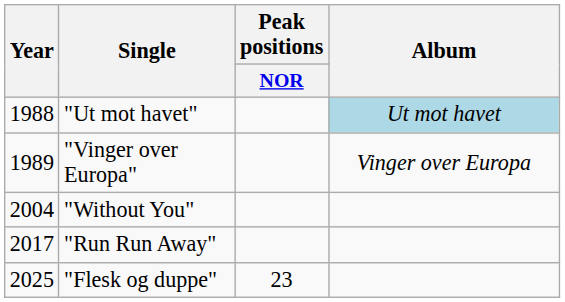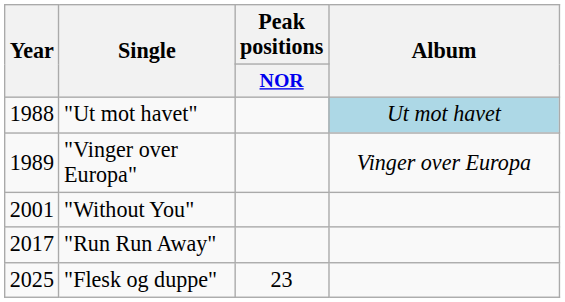(32, 209) 2004 -> (32, 209) 2001
